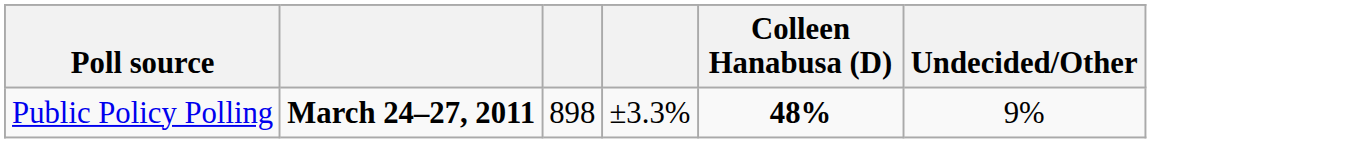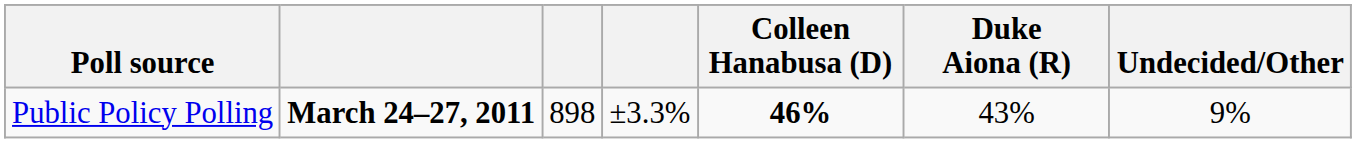+ column: (1007, 46)
(800, 112) 48% -> (800, 112) 46%
